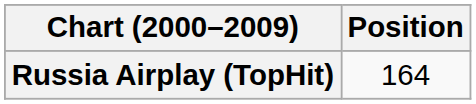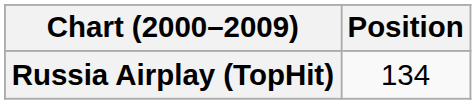(406, 74) 164 -> (406, 74) 134
